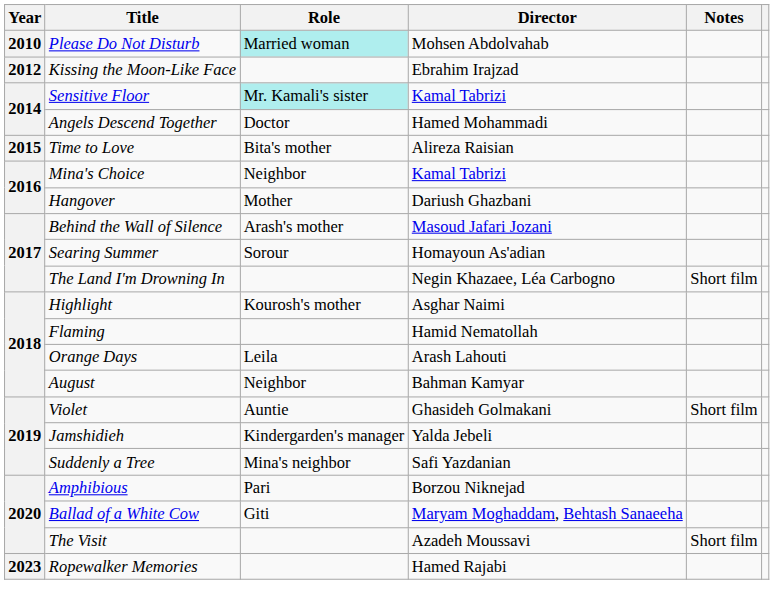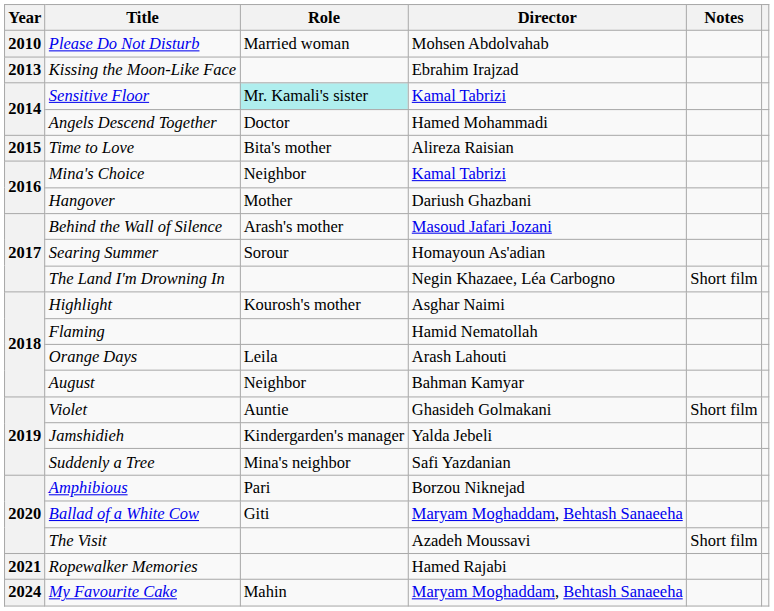(297, 43) paleturquoise background -> (297, 43) no background
(25, 69) 2012 -> (25, 69) 2013
(25, 566) 2023 -> (25, 566) 2021
+ row: (113, 592)
